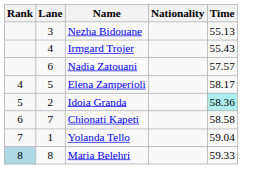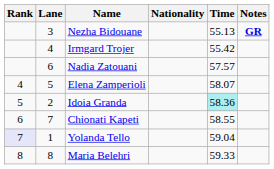+ column: (253, 13)
(222, 48) 55.43 -> (222, 48) 55.42
(222, 84) 58.17 -> (222, 84) 58.07
(222, 119) 58.58 -> (222, 119) 58.55
(20, 137) no background -> (20, 137) lavender background
(20, 155) lightblue background -> (20, 155) no background
